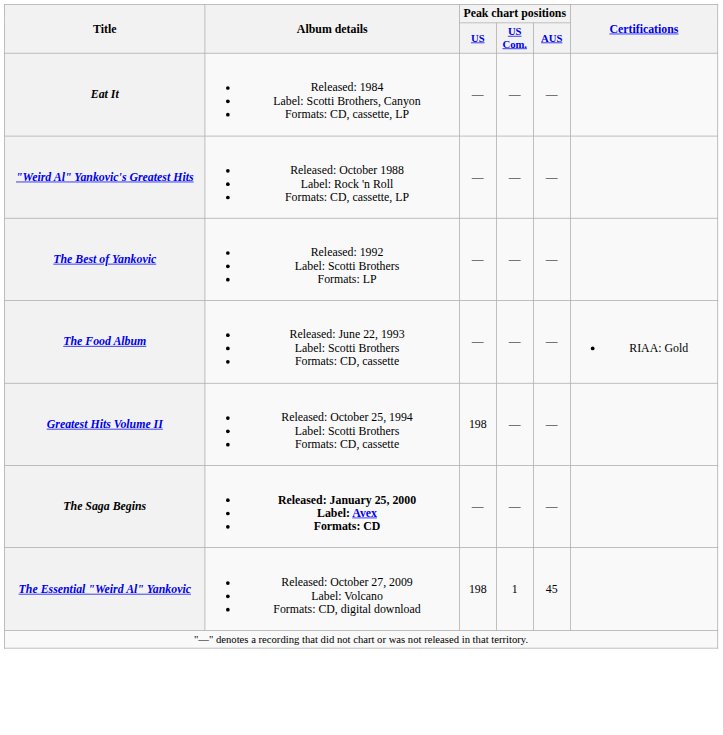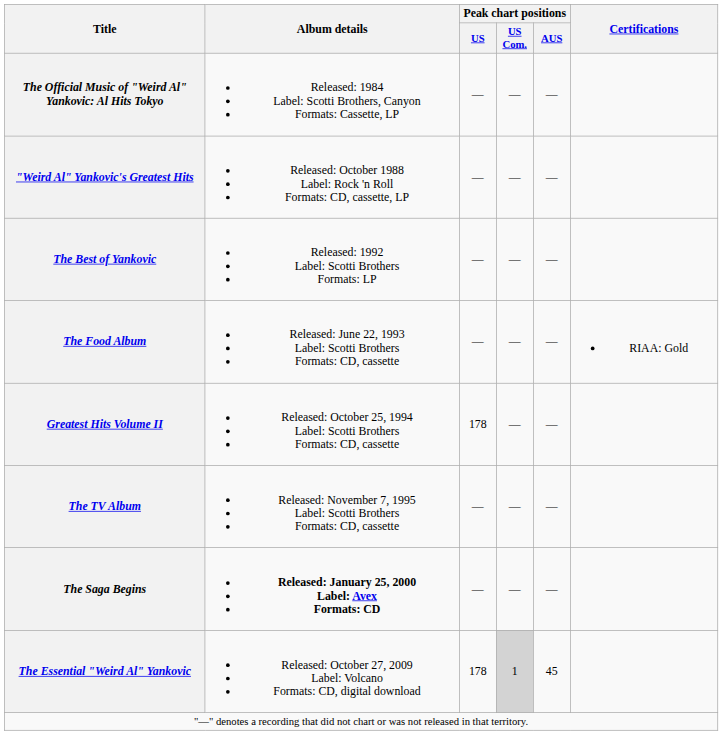- row: (105, 94)
+ row: (105, 94)
(478, 424) 198 -> (478, 424) 178
+ row: (105, 506)
(478, 589) 198 -> (478, 671) 178
(515, 589) no background -> (515, 671) lightgrey background
